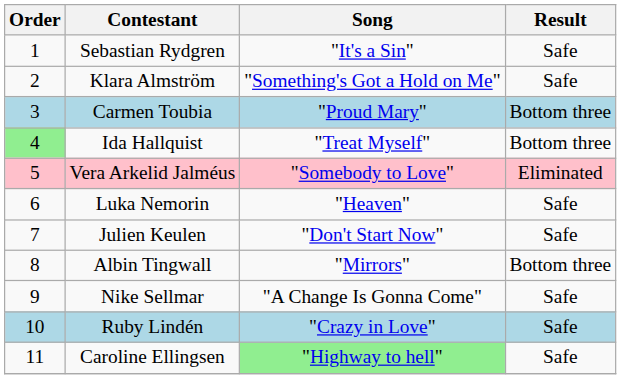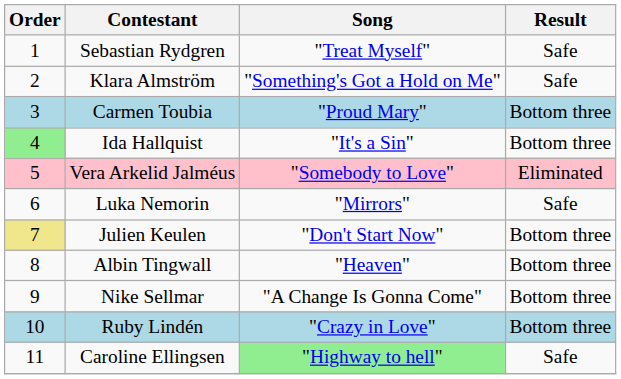(372, 50) "It's a Sin" -> (372, 50) "Treat Myself"
(372, 142) "Treat Myself" -> (372, 142) "It's a Sin"
(372, 204) "Heaven" -> (372, 204) "Mirrors"
(35, 234) no background -> (35, 234) khaki background
(560, 234) Safe -> (560, 234) Bottom three
(372, 265) "Mirrors" -> (372, 265) "Heaven"
(560, 296) Safe -> (560, 296) Bottom three
(560, 326) Safe -> (560, 326) Bottom three
